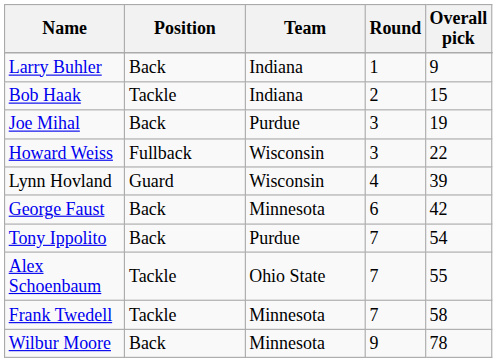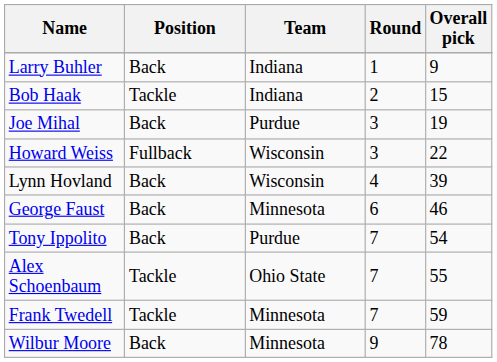(151, 180) Guard -> (147, 180) Back
(438, 209) 42 -> (438, 209) 46
(438, 314) 58 -> (438, 314) 59
